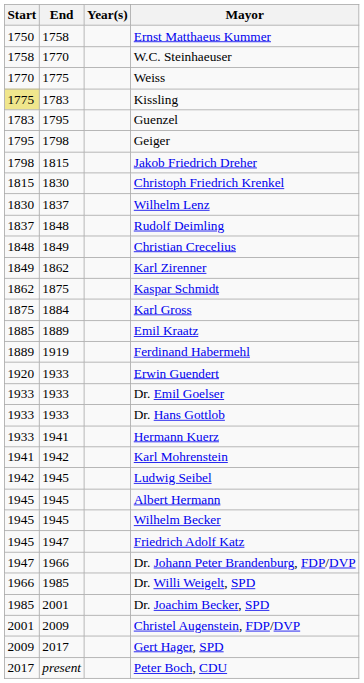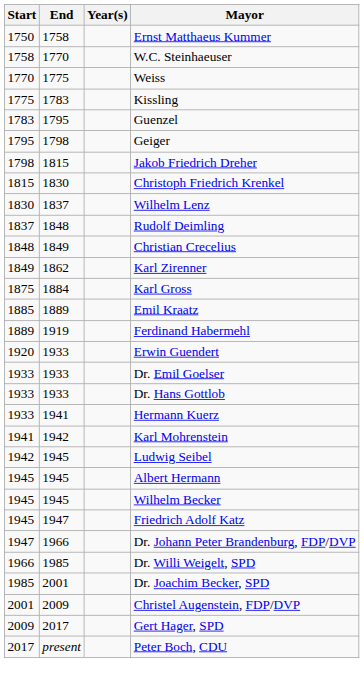(21, 99) khaki background -> (21, 99) no background
- row: (176, 288)
